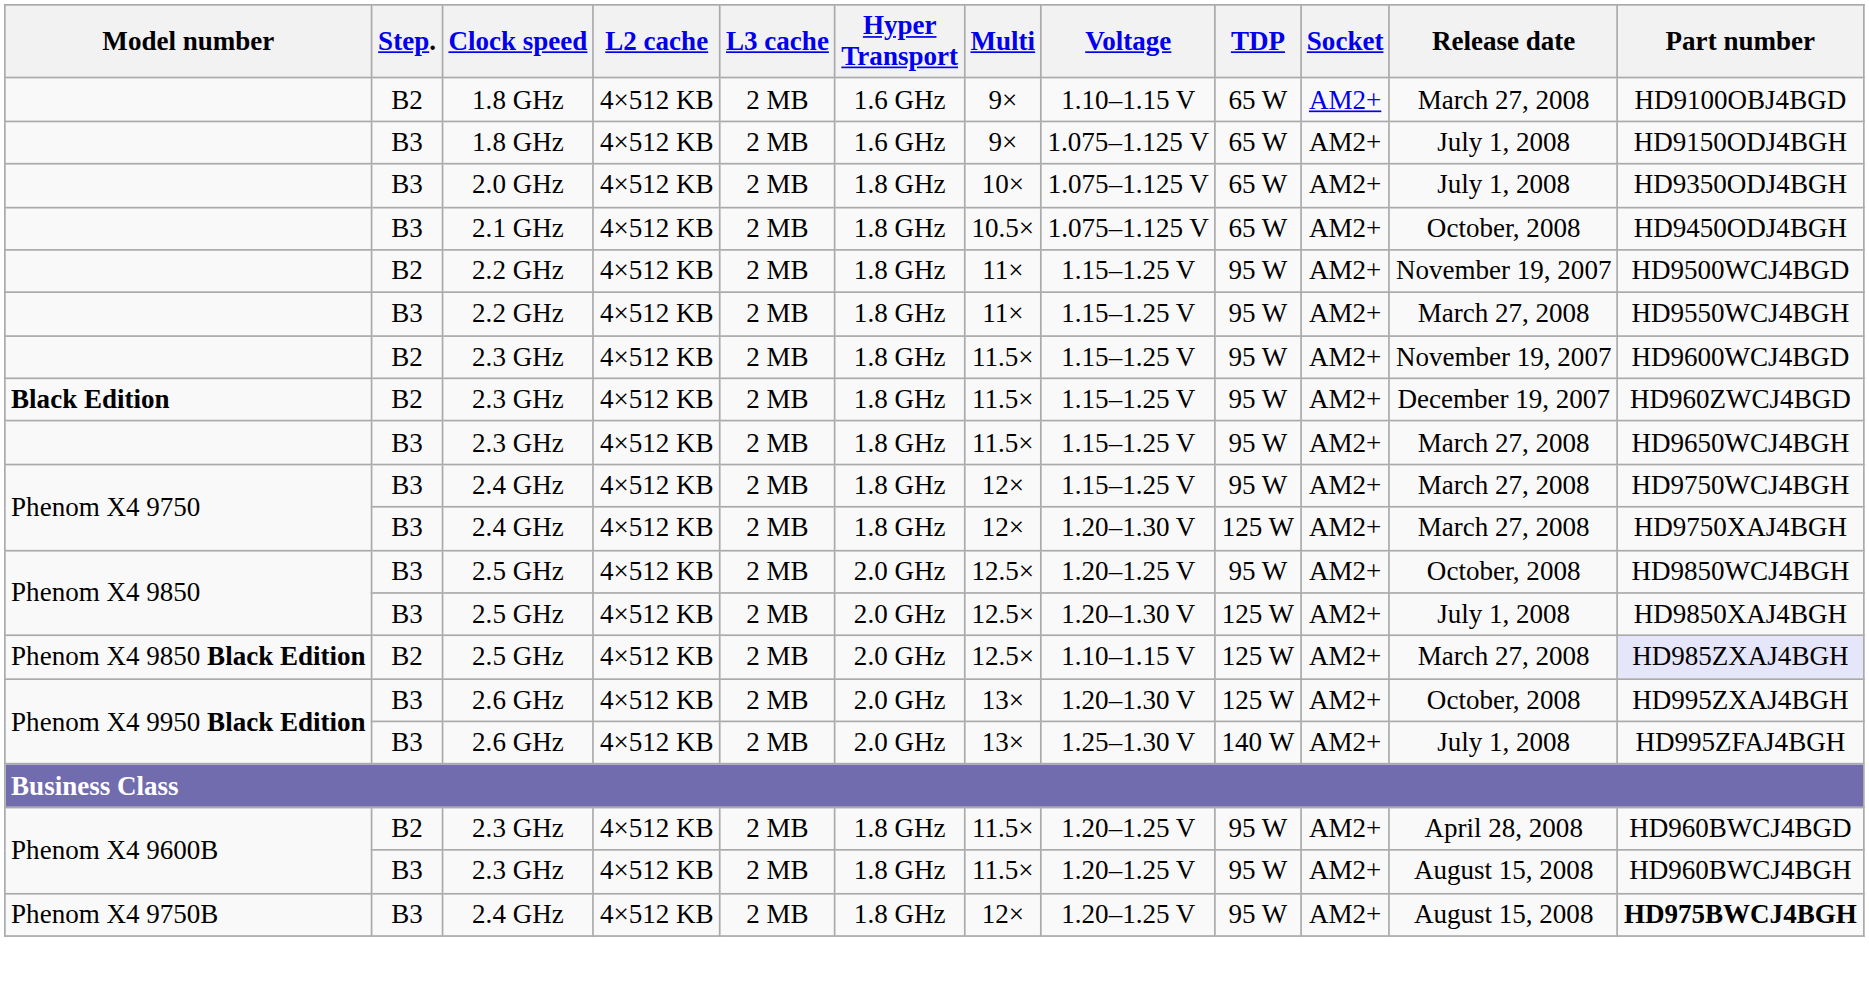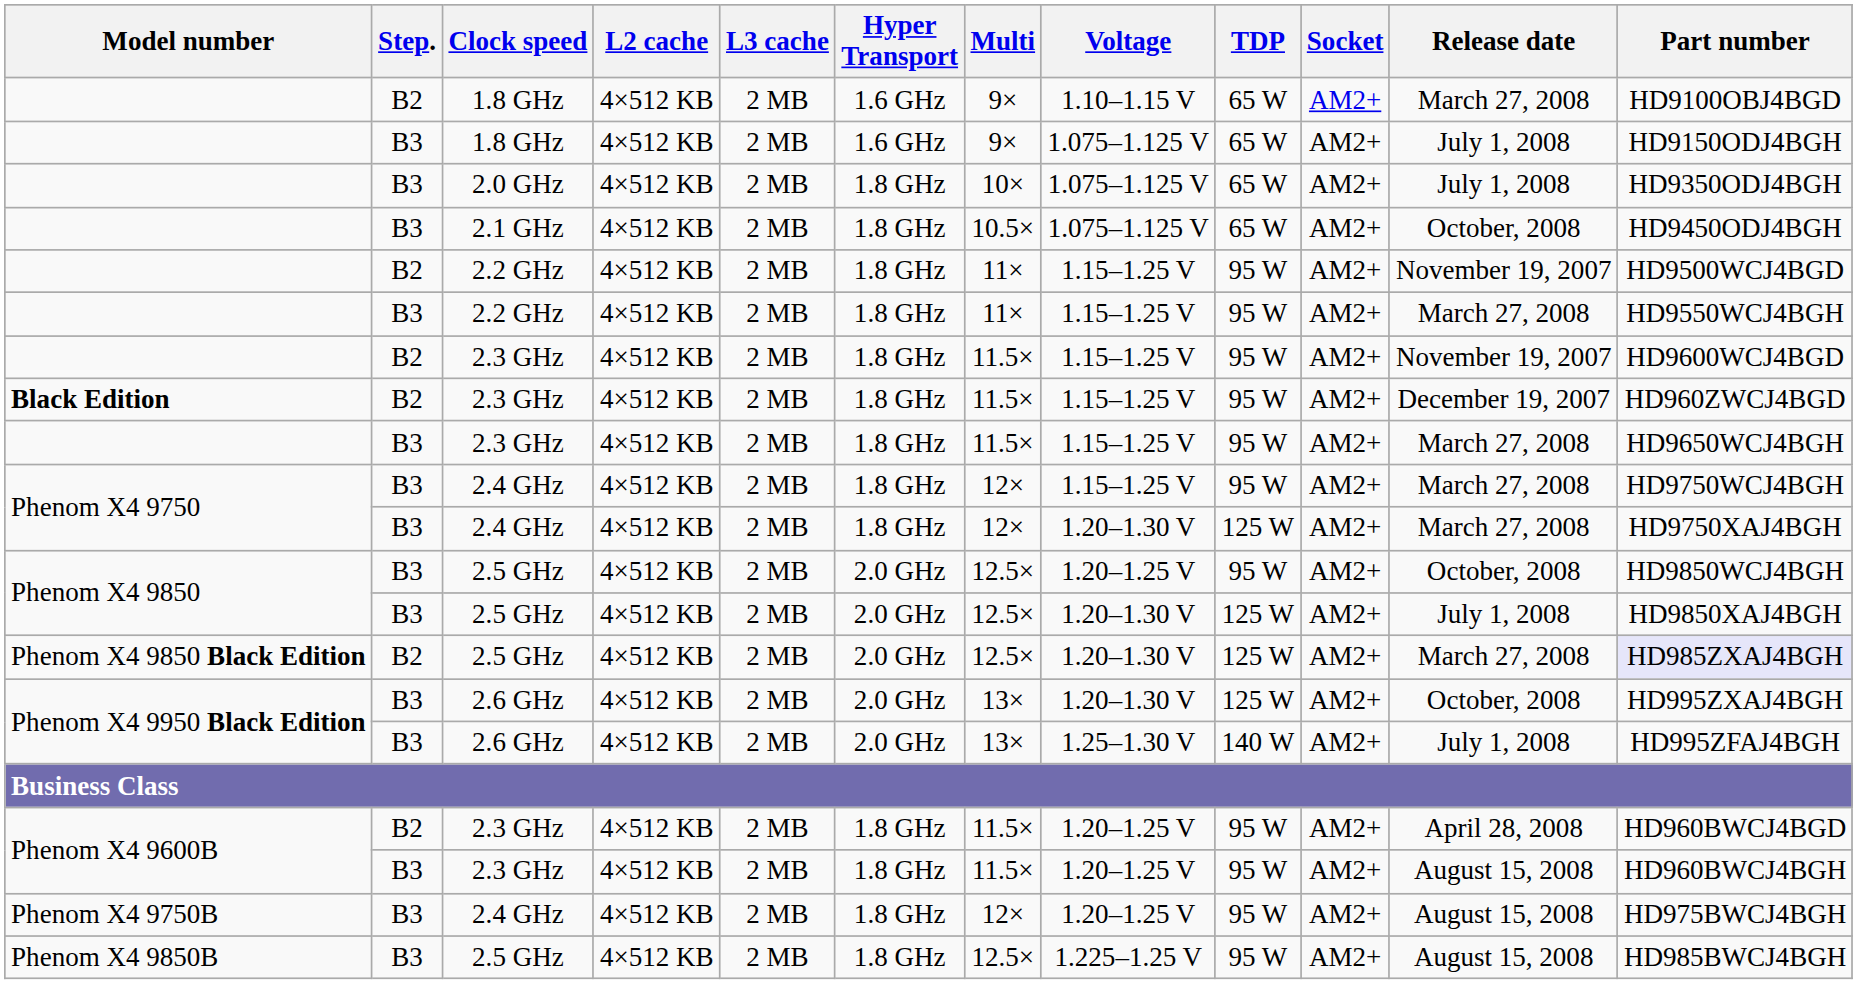(1128, 656) 1.10–1.15 V -> (1128, 656) 1.20–1.30 V
(1740, 914) bold -> (1735, 914) normal
+ row: (115, 956)
